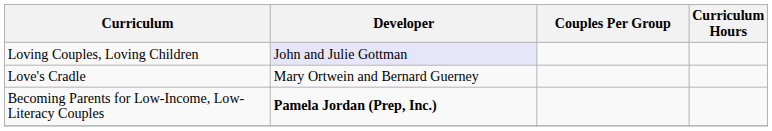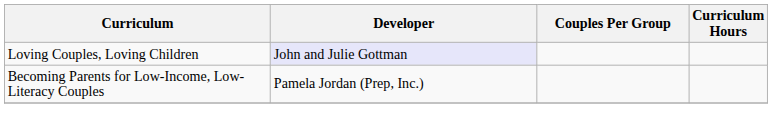- row: (47, 76)
(355, 106) bold -> (349, 84) normal
